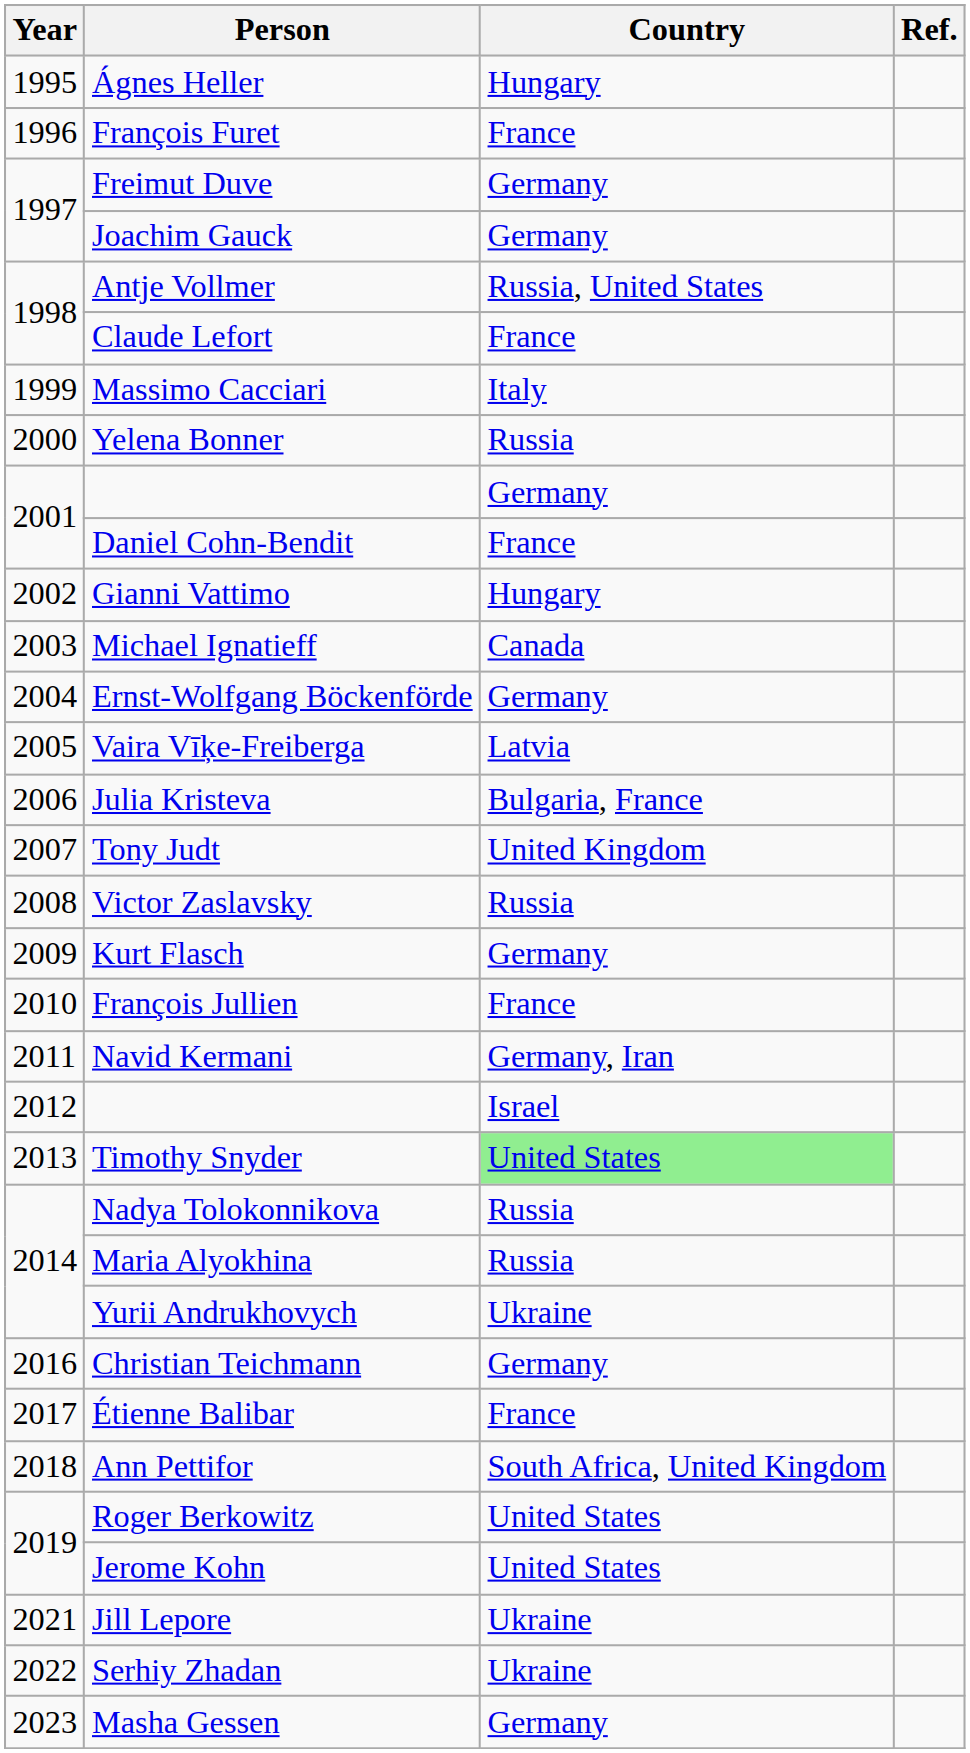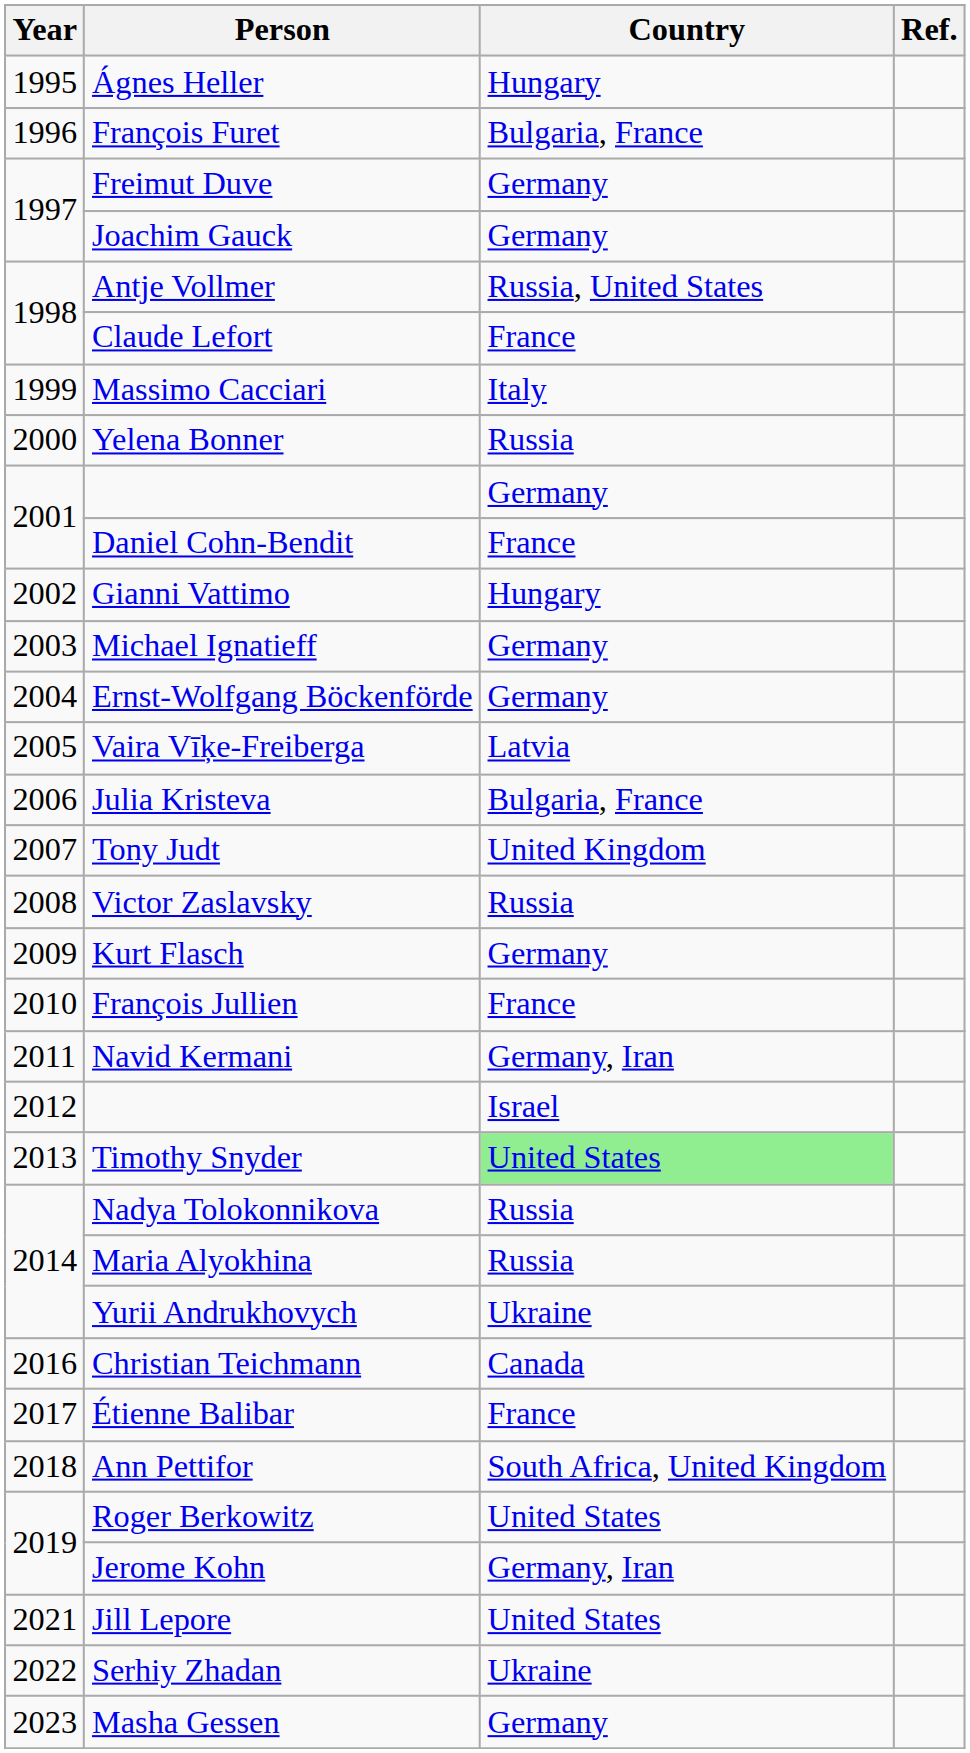(532, 132) France -> (595, 132) Bulgaria, France
(536, 645) Canada -> (548, 645) Germany
(548, 1362) Germany -> (536, 1362) Canada
(574, 1567) United States -> (581, 1567) Germany, Iran
(540, 1619) Ukraine -> (574, 1619) United States
